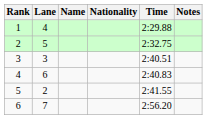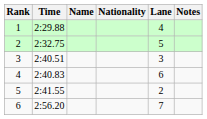columns swapped: (45, 12) <-> (157, 12)
